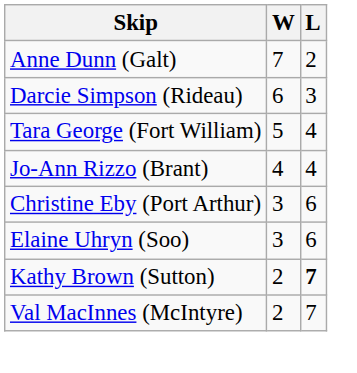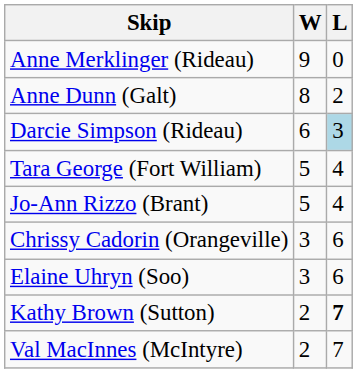+ row: (132, 58)
(278, 58) 7 -> (305, 95) 8
(311, 95) no background -> (338, 131) lightblue background
(278, 167) 4 -> (305, 204) 5
+ row: (149, 240)
- row: (136, 204)
